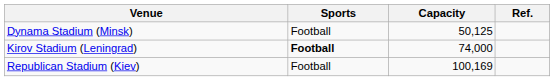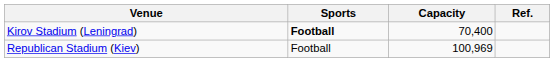- row: (70, 31)
(476, 48) 74,000 -> (476, 31) 70,400
(473, 66) 100,169 -> (473, 48) 100,969
